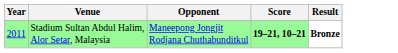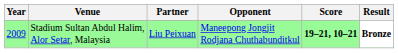+ column: (172, 12)
(16, 34) 2011 -> (16, 34) 2009
